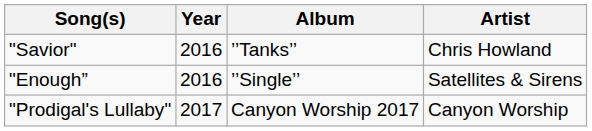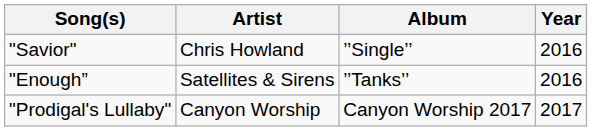columns swapped: (505, 19) <-> (201, 19)
(264, 49) ’’Tanks’’ -> (378, 49) ’’Single’’
(266, 79) ’’Single’’ -> (376, 79) ’’Tanks’’
